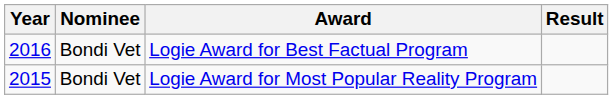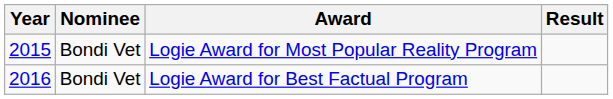rows swapped: (343, 79) <-> (309, 49)
